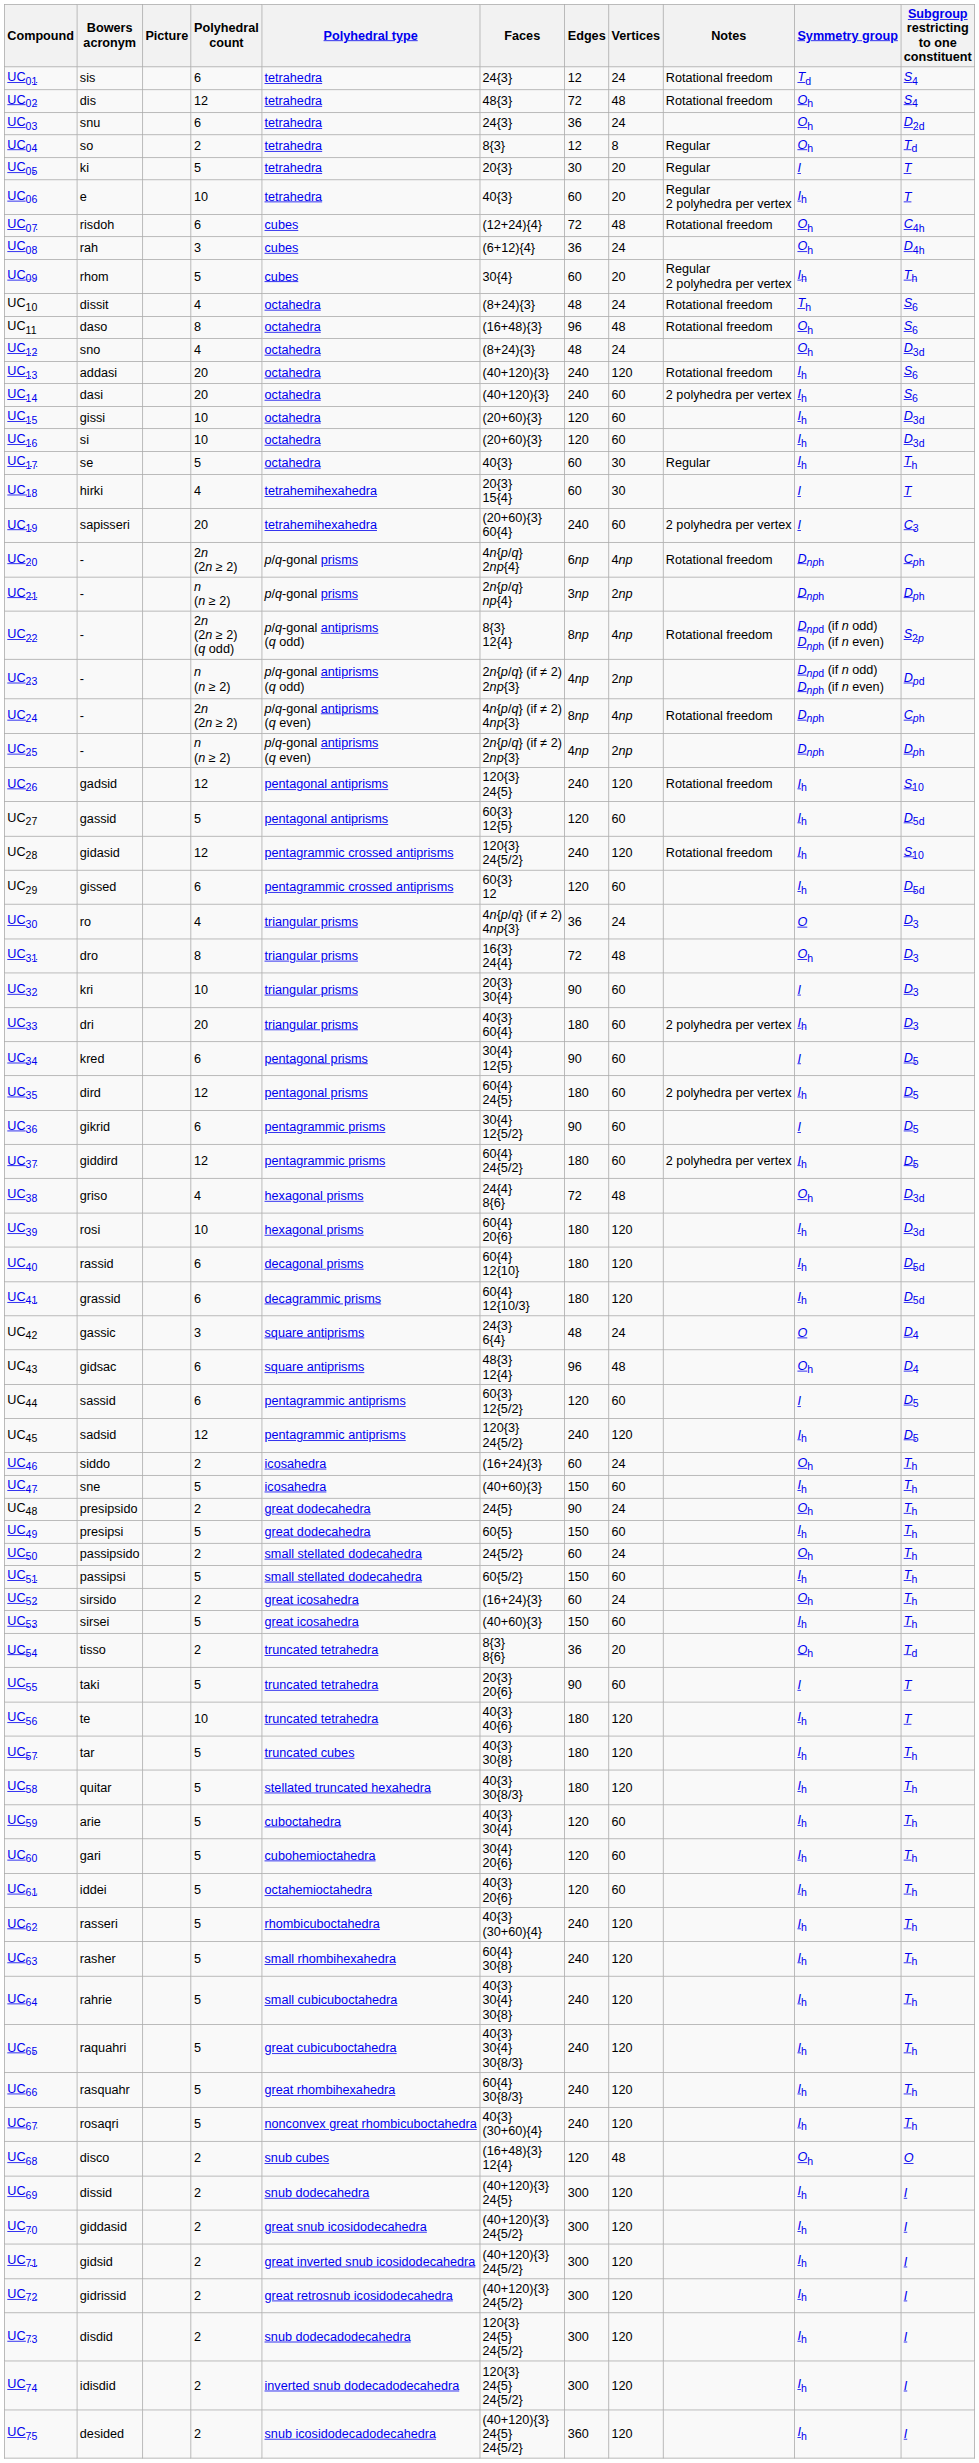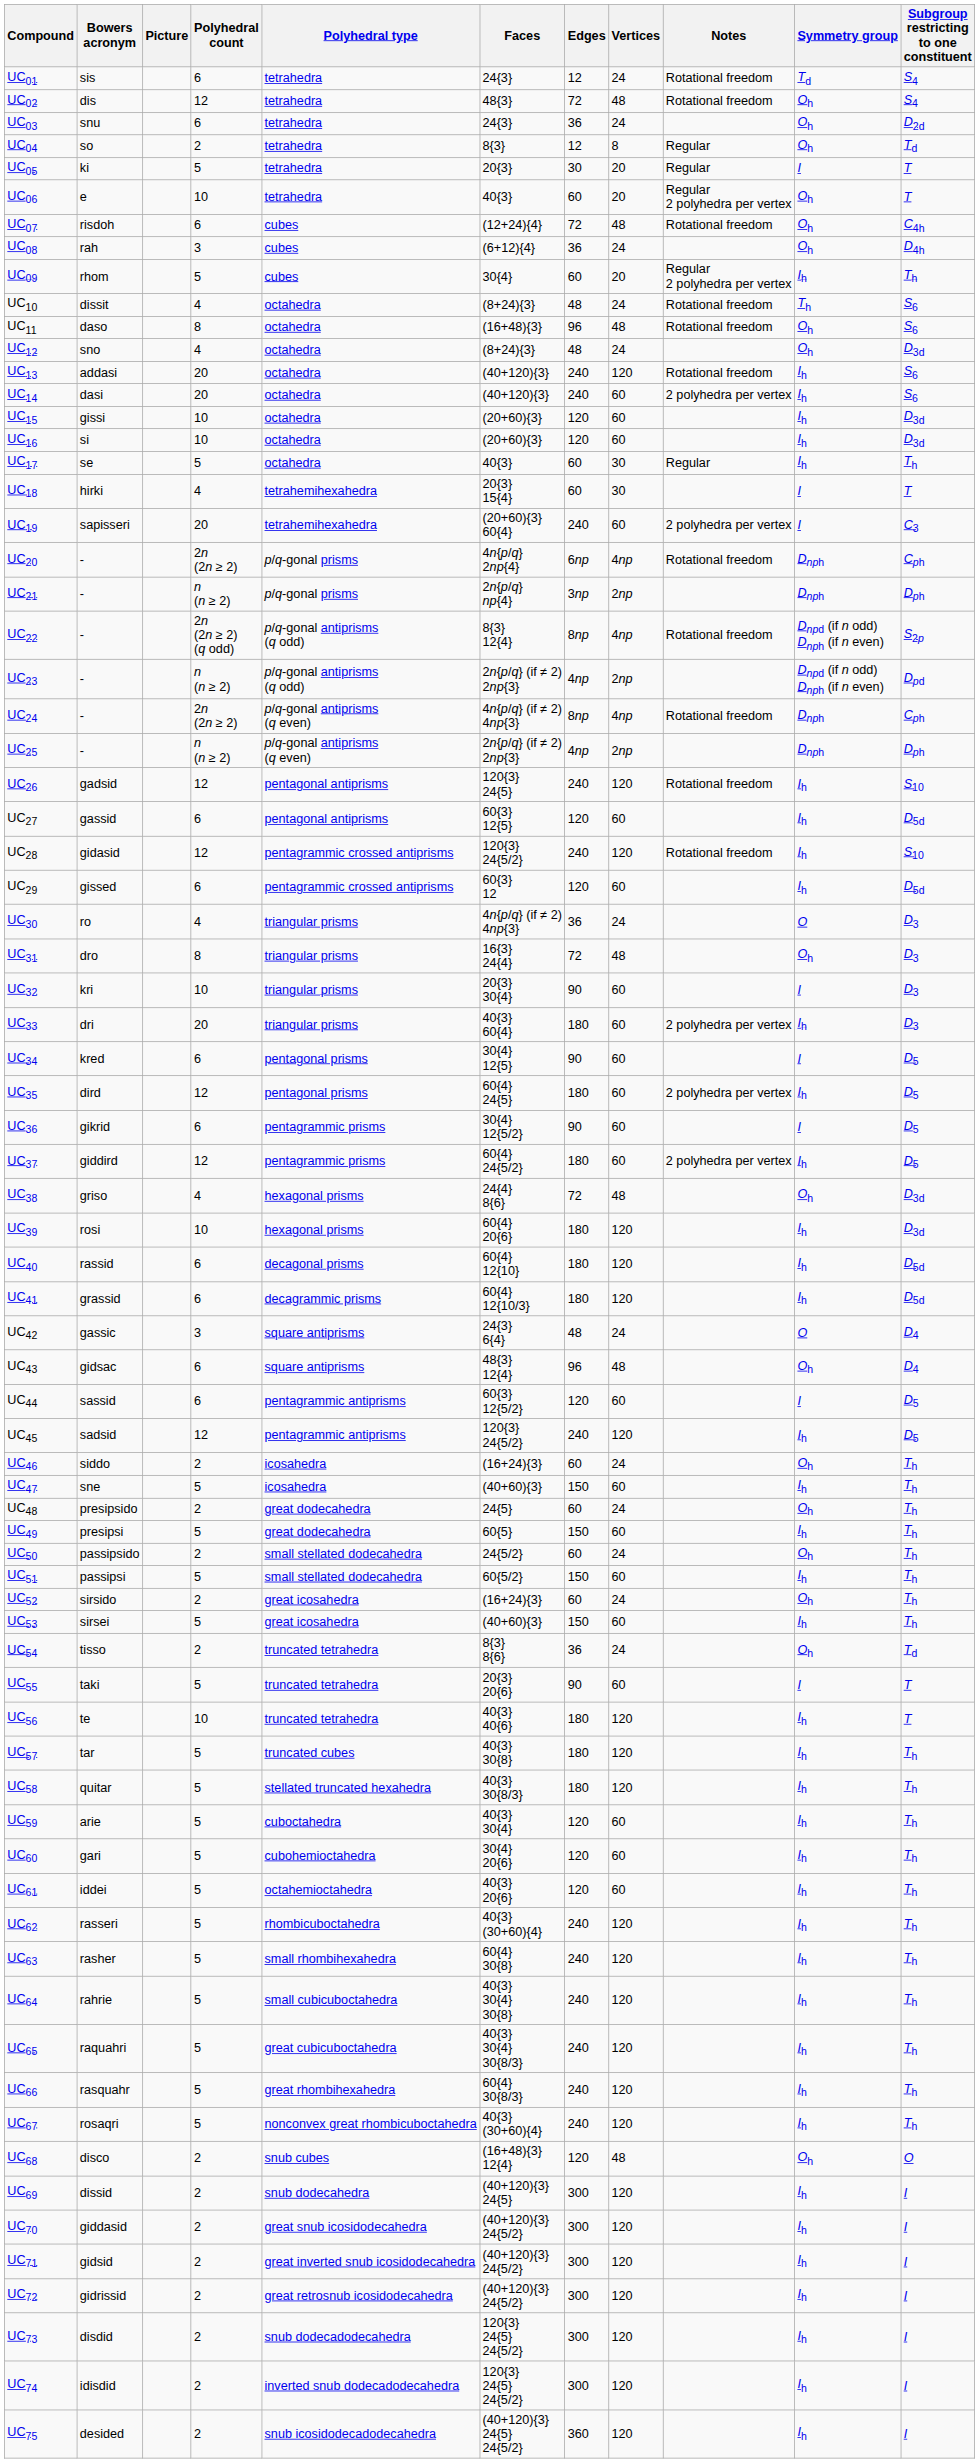(802, 197) Ih -> (805, 197) Oh
(198, 818) 5 -> (198, 818) 6
(575, 1509) 90 -> (575, 1509) 60
(619, 1650) 20 -> (619, 1650) 24
